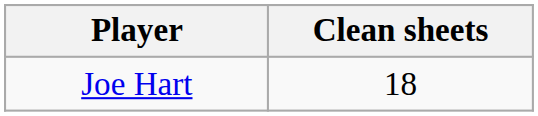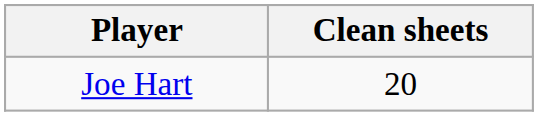(401, 83) 18 -> (401, 83) 20
